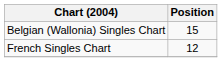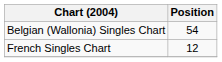(192, 30) 15 -> (192, 30) 54
